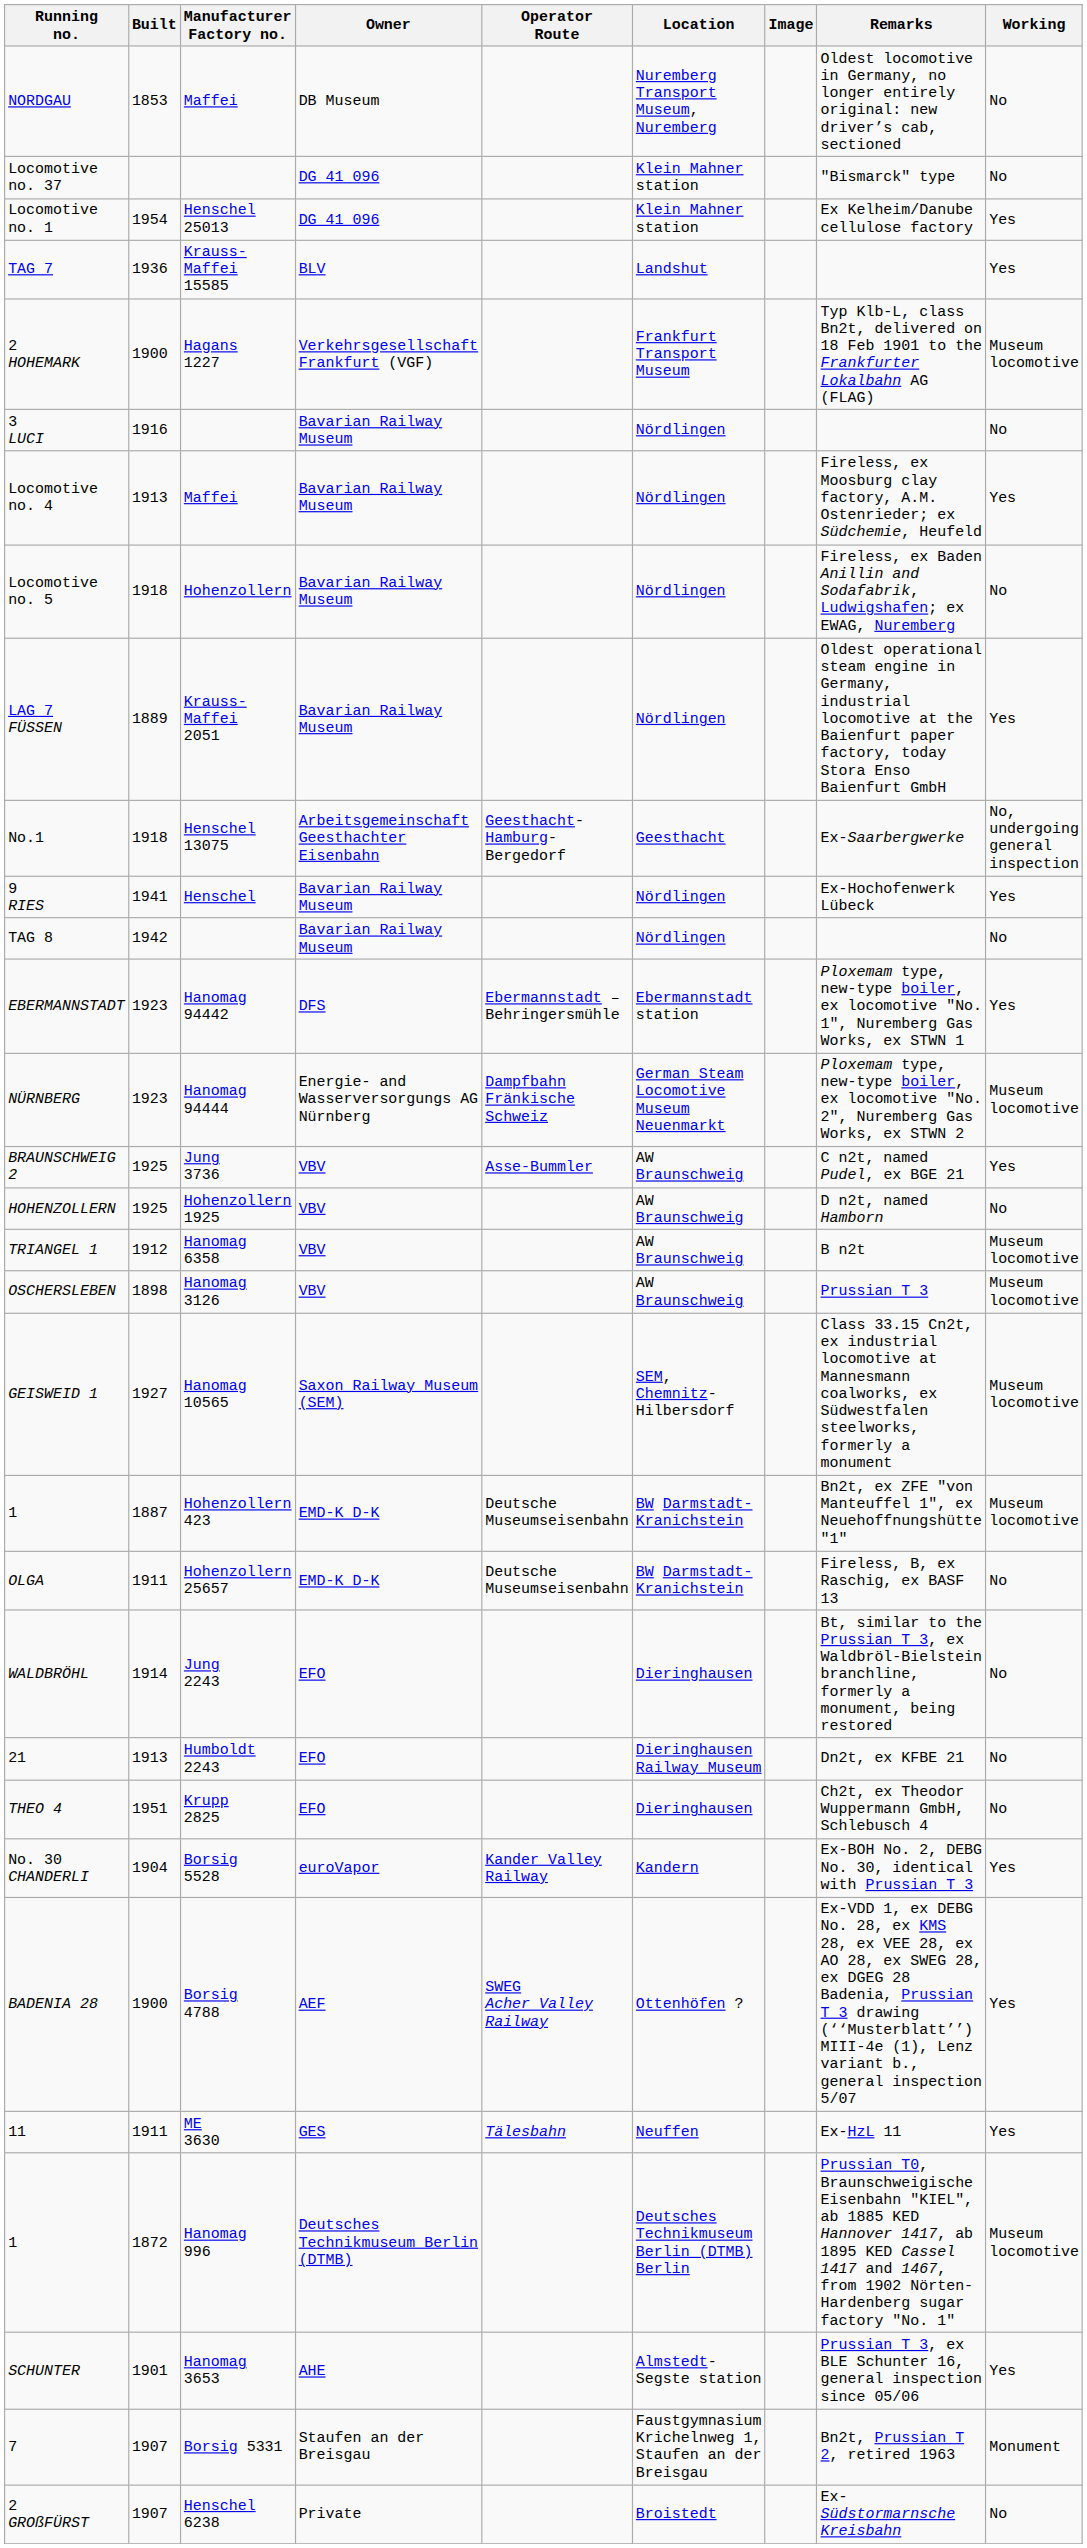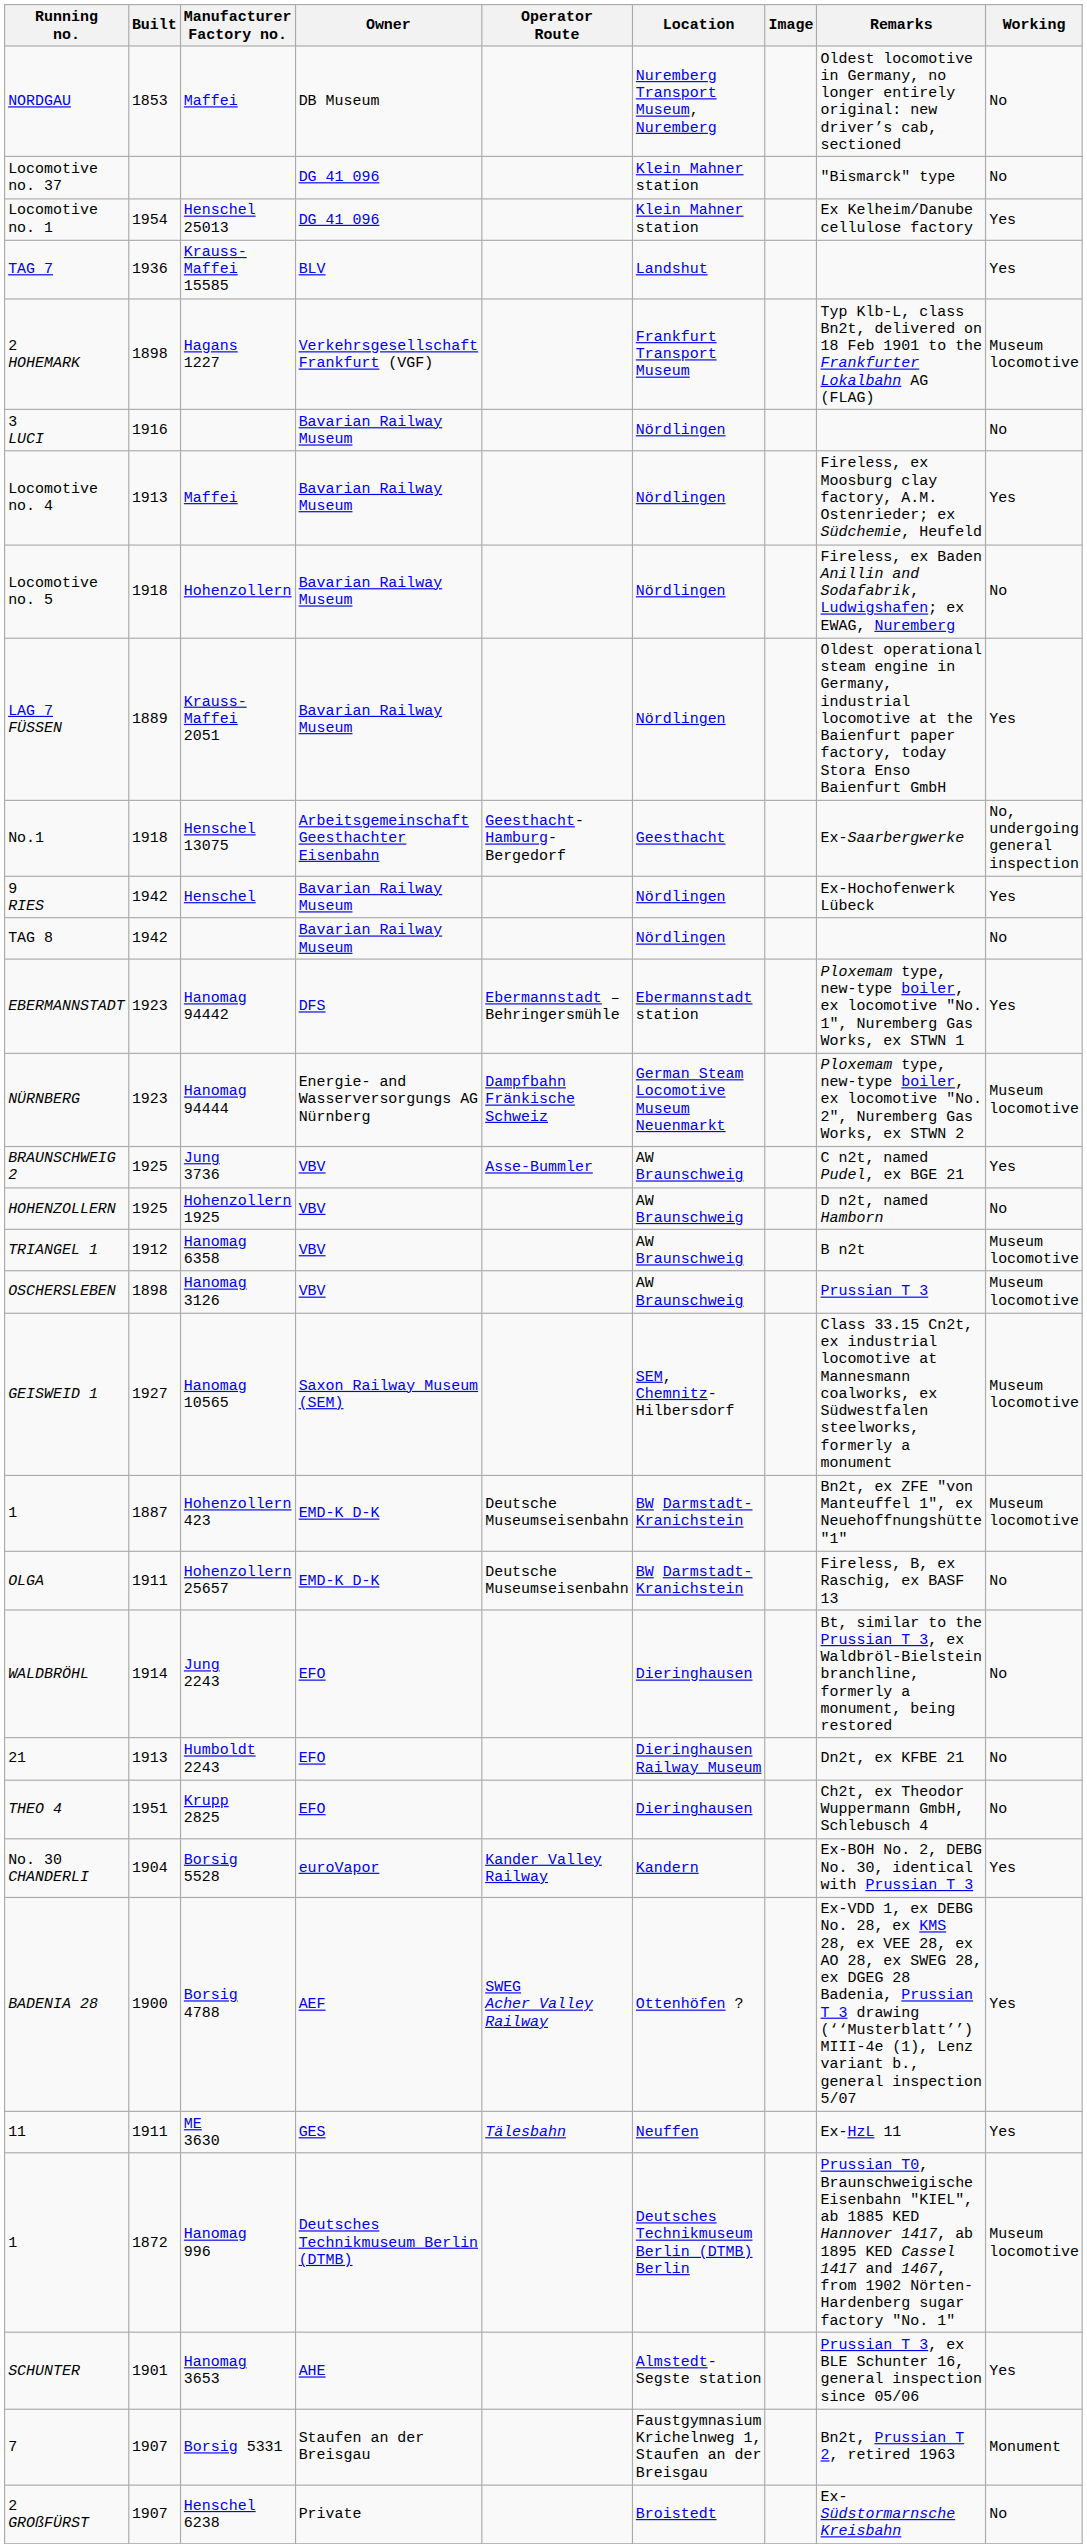(150, 354) 1900 -> (150, 354) 1898
(150, 897) 1941 -> (150, 897) 1942
